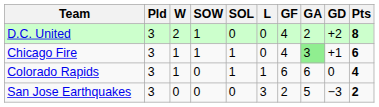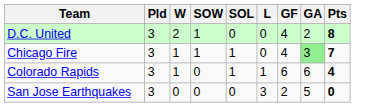- column: (337, 14)
(355, 53) 6 -> (331, 53) 7
(355, 92) 2 -> (331, 92) 0
